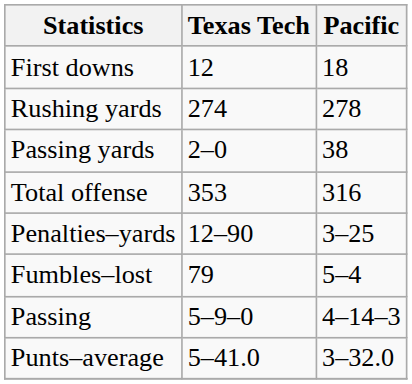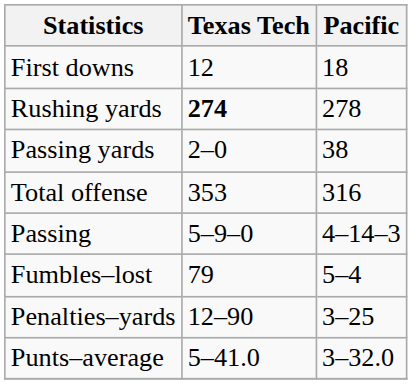(207, 108) normal -> (207, 108) bold
rows swapped: (51, 316) <-> (93, 233)
